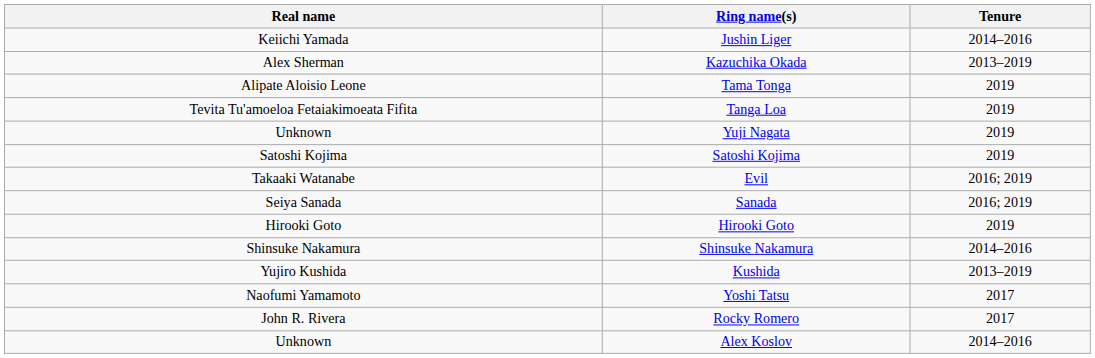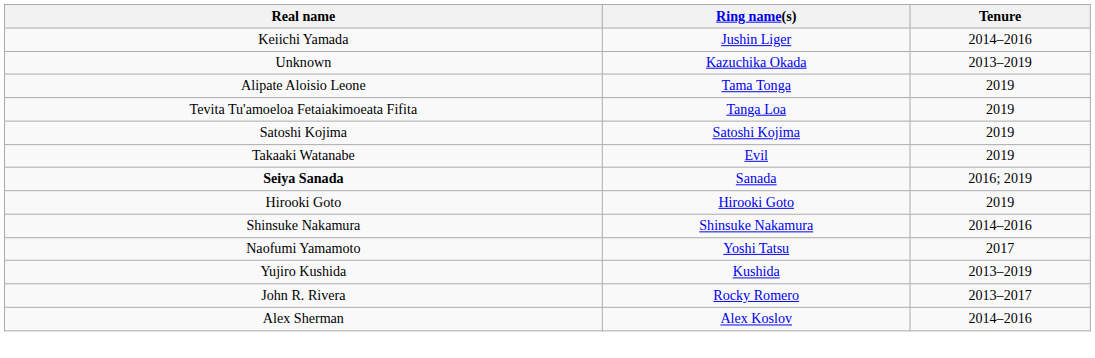(303, 63) Alex Sherman -> (303, 63) Unknown
- row: (756, 132)
(1000, 179) 2016; 2019 -> (1000, 156) 2019
(303, 202) normal -> (303, 179) bold
rows swapped: (756, 272) <-> (756, 295)
(1000, 319) 2017 -> (1000, 295) 2013–2017
(303, 342) Unknown -> (303, 319) Alex Sherman
